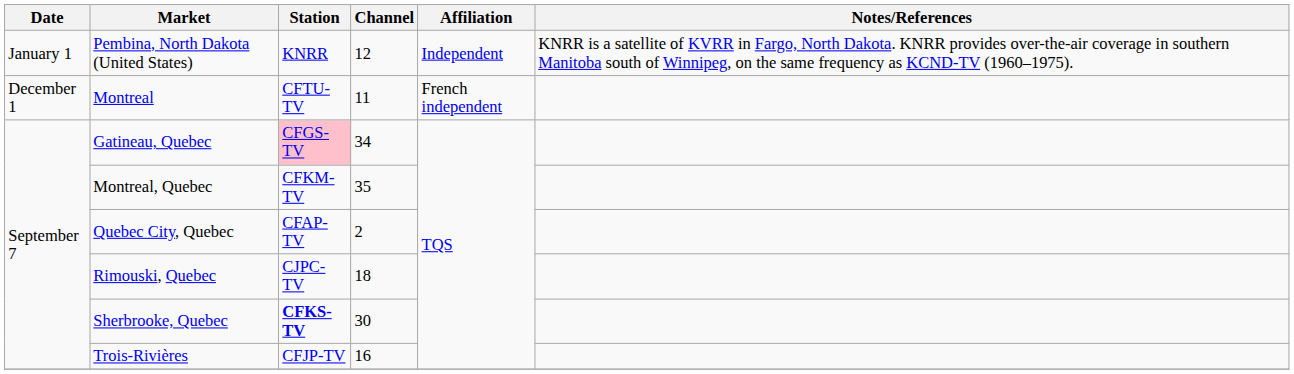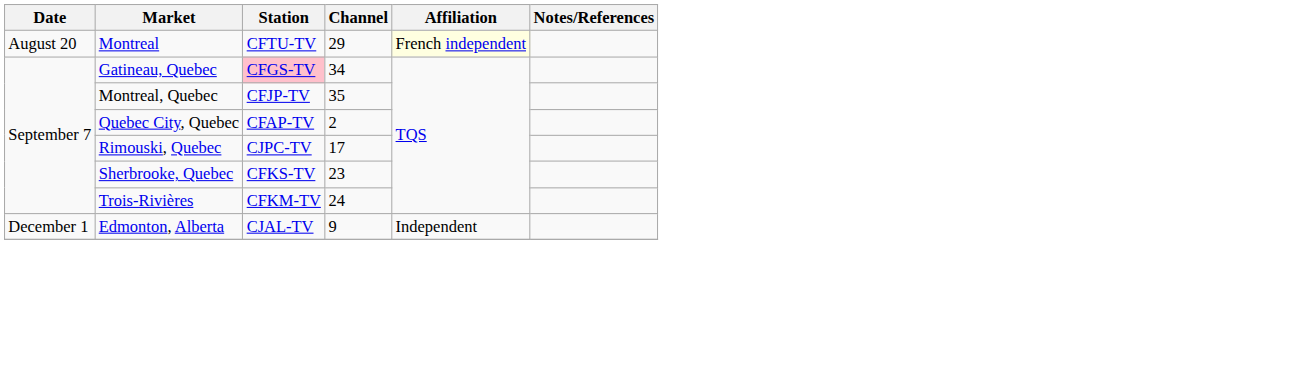- row: (171, 52)
(42, 97) December 1 -> (42, 43) August 20
(362, 97) 11 -> (337, 43) 29
(462, 97) no background -> (461, 43) lightyellow background
(308, 187) CFKM-TV -> (278, 95) CFJP-TV
(363, 276) 18 -> (337, 148) 17
(307, 321) bold -> (281, 174) normal
(363, 321) 30 -> (337, 174) 23
(314, 356) CFJP-TV -> (284, 200) CFKM-TV
(363, 356) 16 -> (337, 200) 24
+ row: (161, 226)
